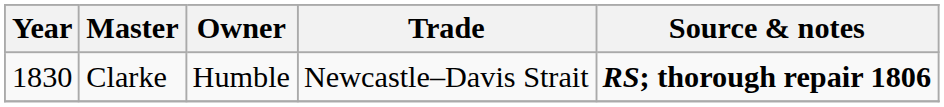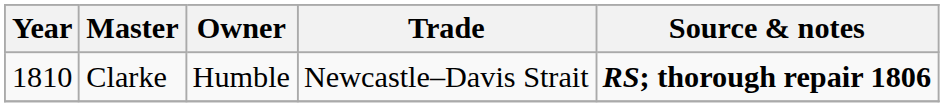(42, 76) 1830 -> (42, 76) 1810
